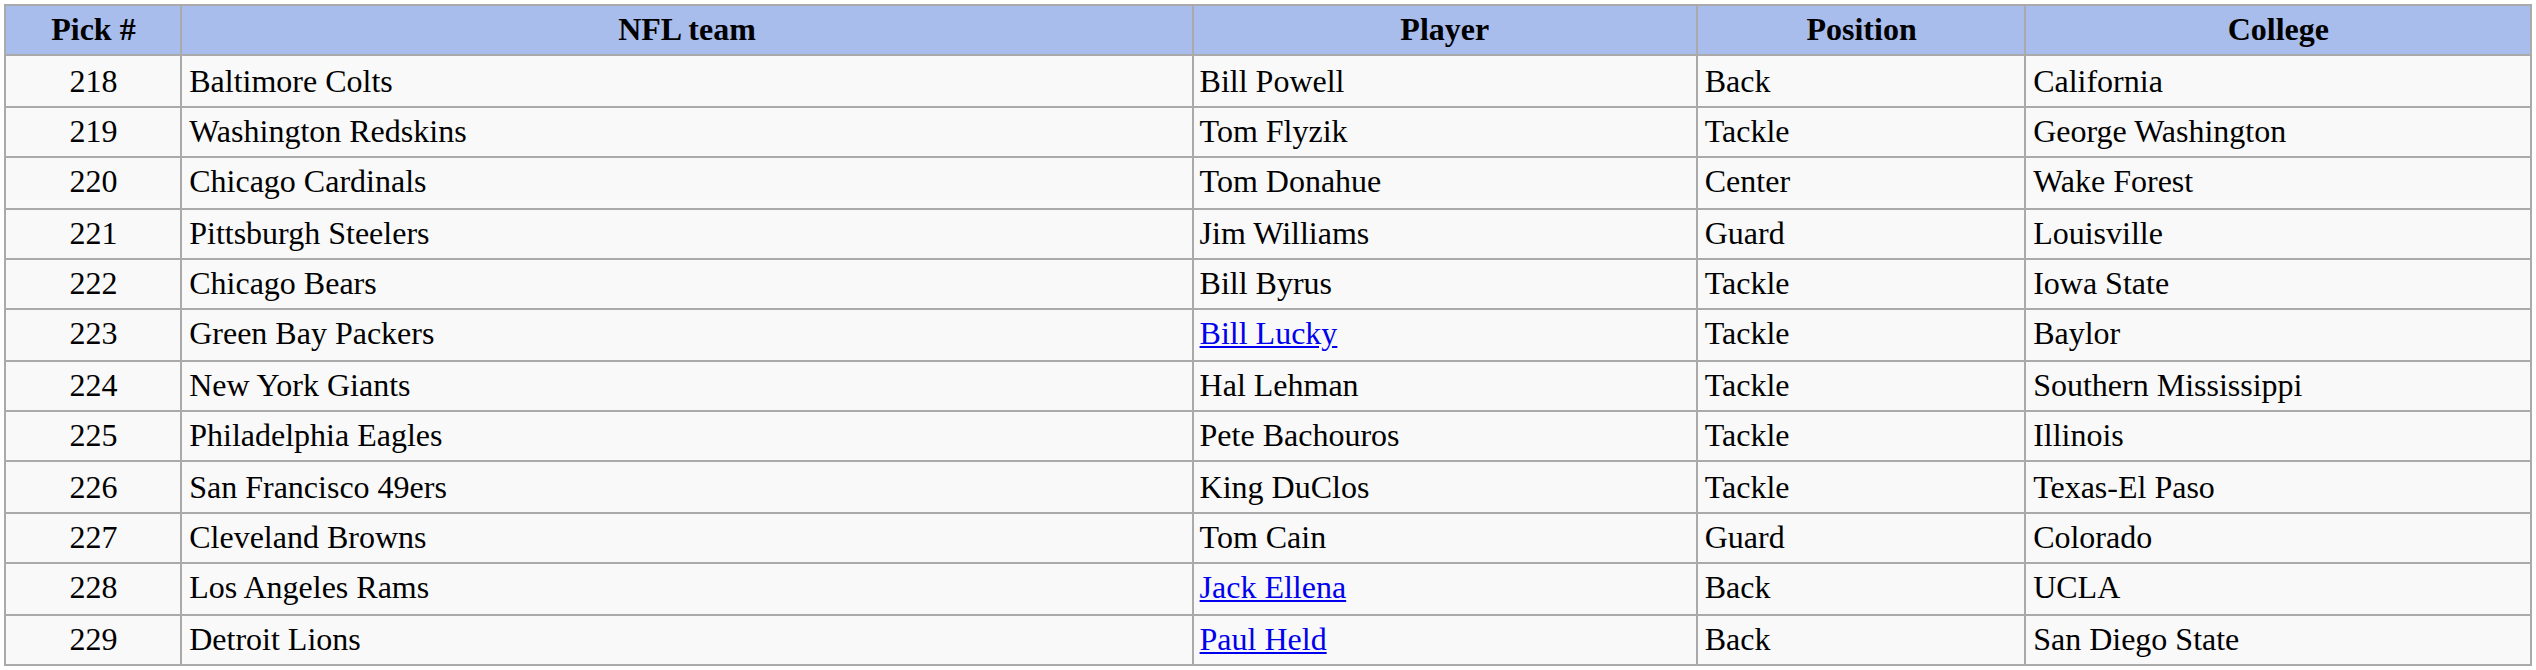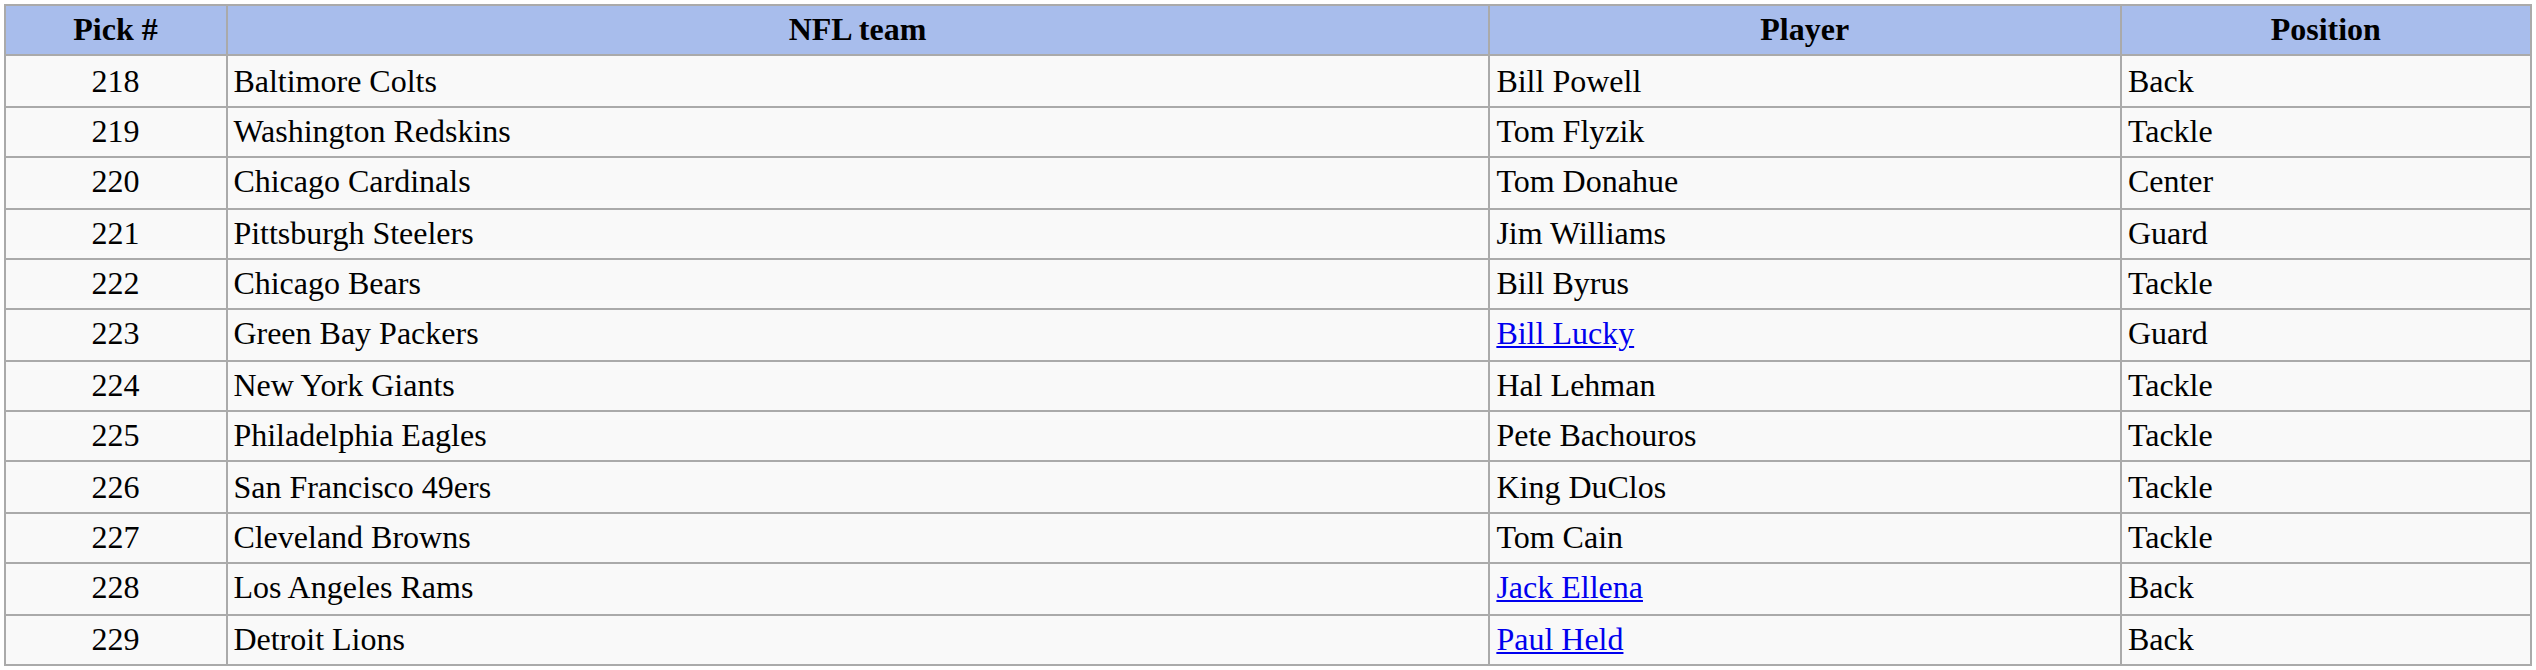- column: (2278, 29)
(1747, 334) Tackle -> (2168, 334) Guard
(1745, 537) Guard -> (2170, 537) Tackle
